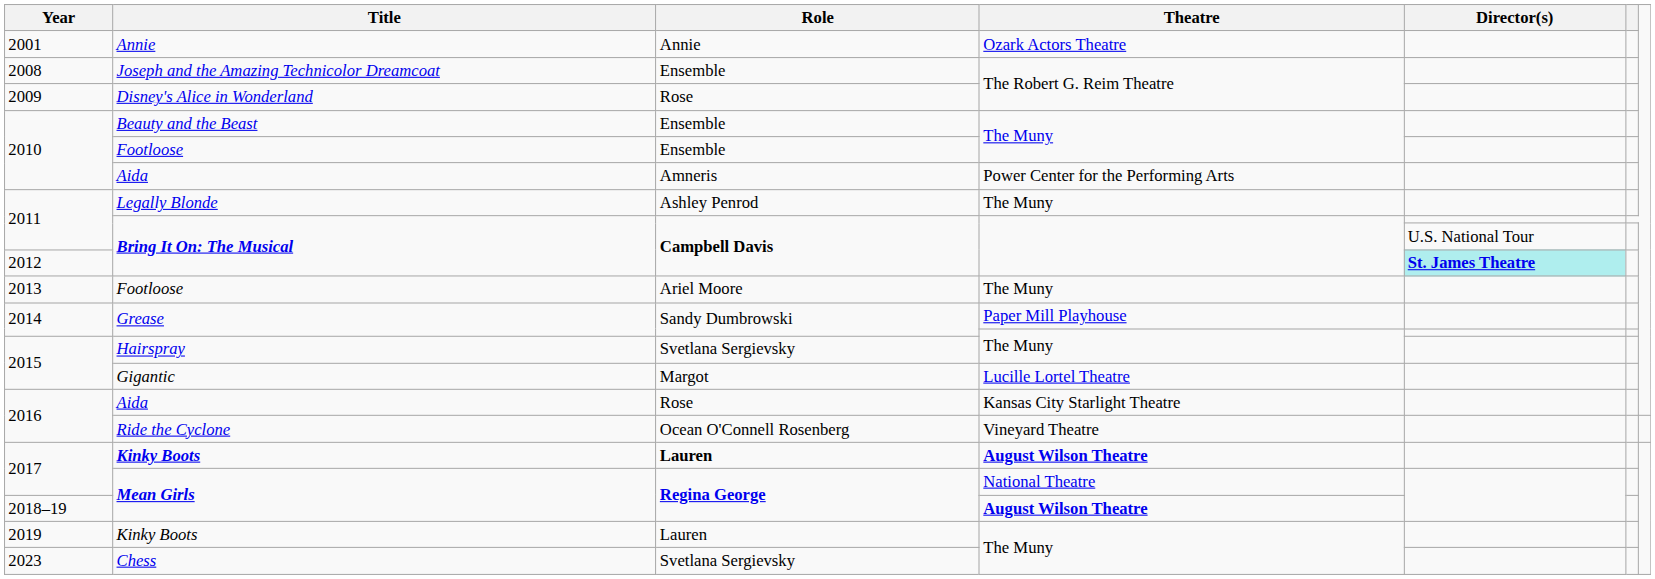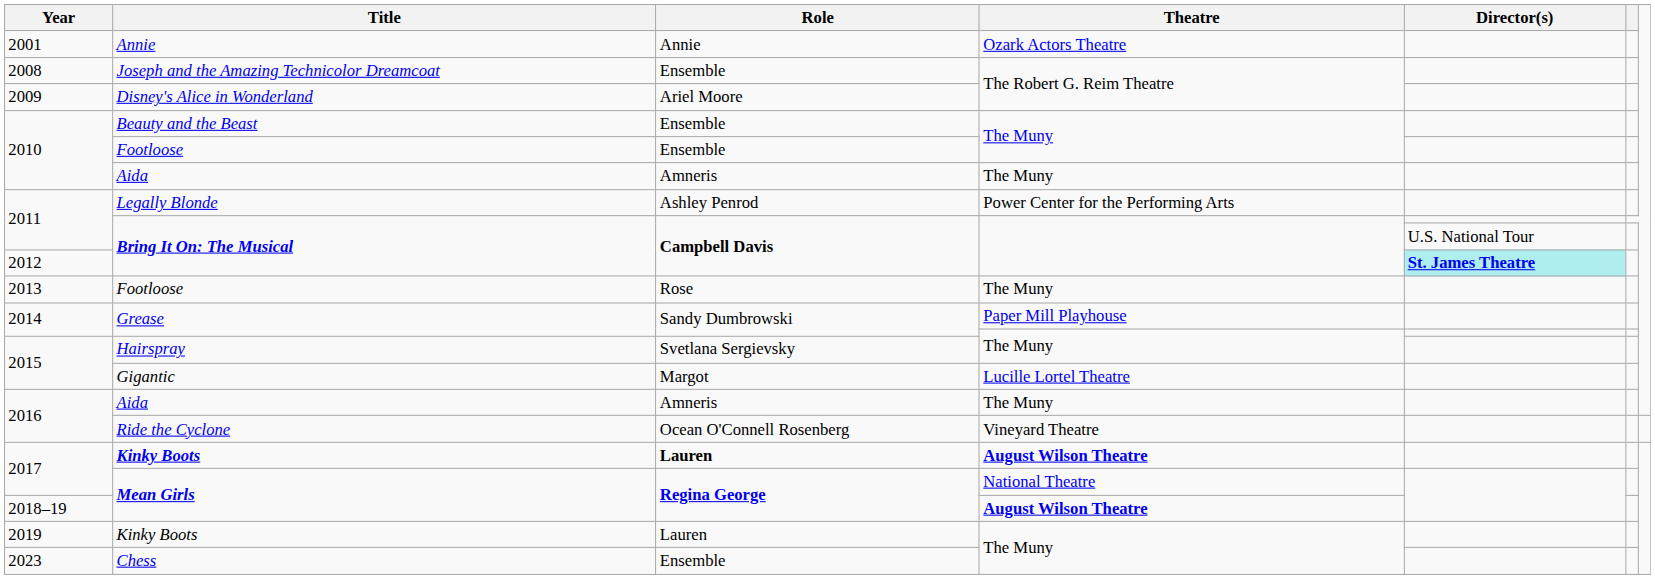(677, 96) Rose -> (701, 96) Ariel Moore
(1109, 176) Power Center for the Performing Arts -> (1018, 176) The Muny
(1018, 202) The Muny -> (1109, 202) Power Center for the Performing Arts
(701, 289) Ariel Moore -> (677, 289) Rose
(677, 402) Rose -> (689, 402) Amneris
(1082, 402) Kansas City Starlight Theatre -> (1018, 402) The Muny
(727, 560) Svetlana Sergievsky -> (693, 560) Ensemble
